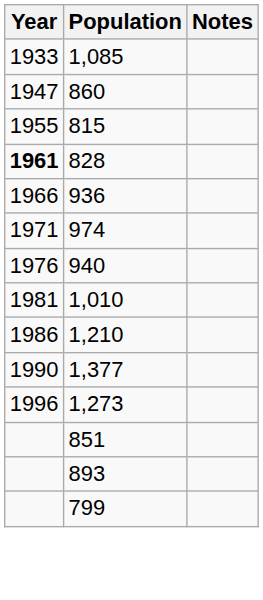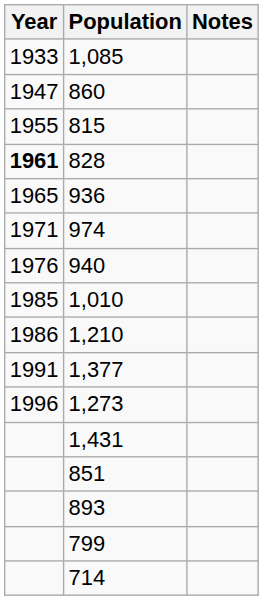(34, 195) 1966 -> (34, 195) 1965
(34, 299) 1981 -> (34, 299) 1985
(34, 369) 1990 -> (34, 369) 1991
+ row: (96, 439)
+ row: (87, 578)
